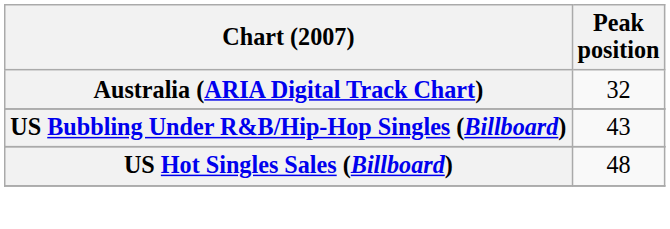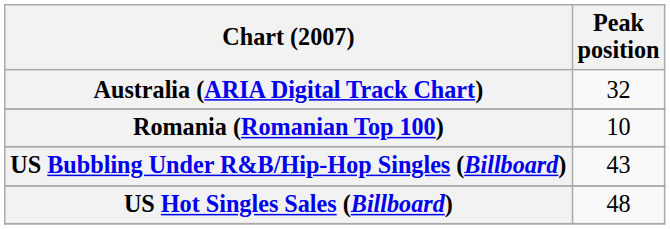+ row: (288, 127)
